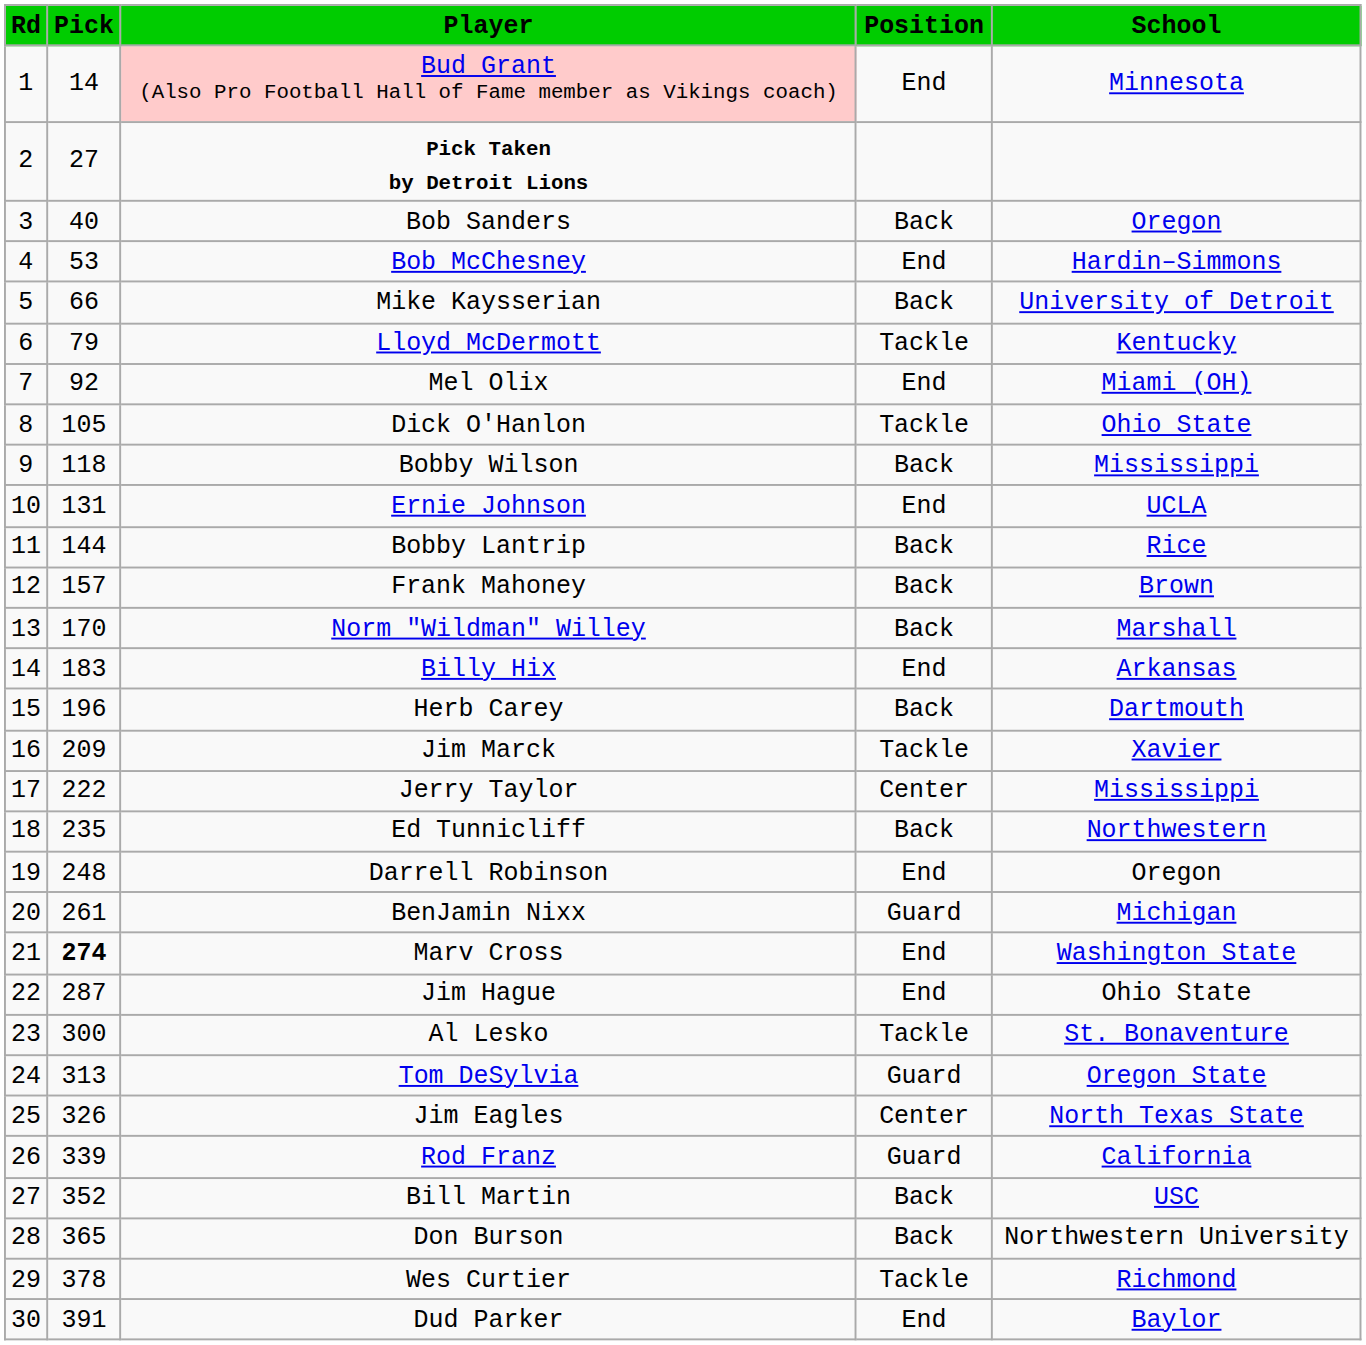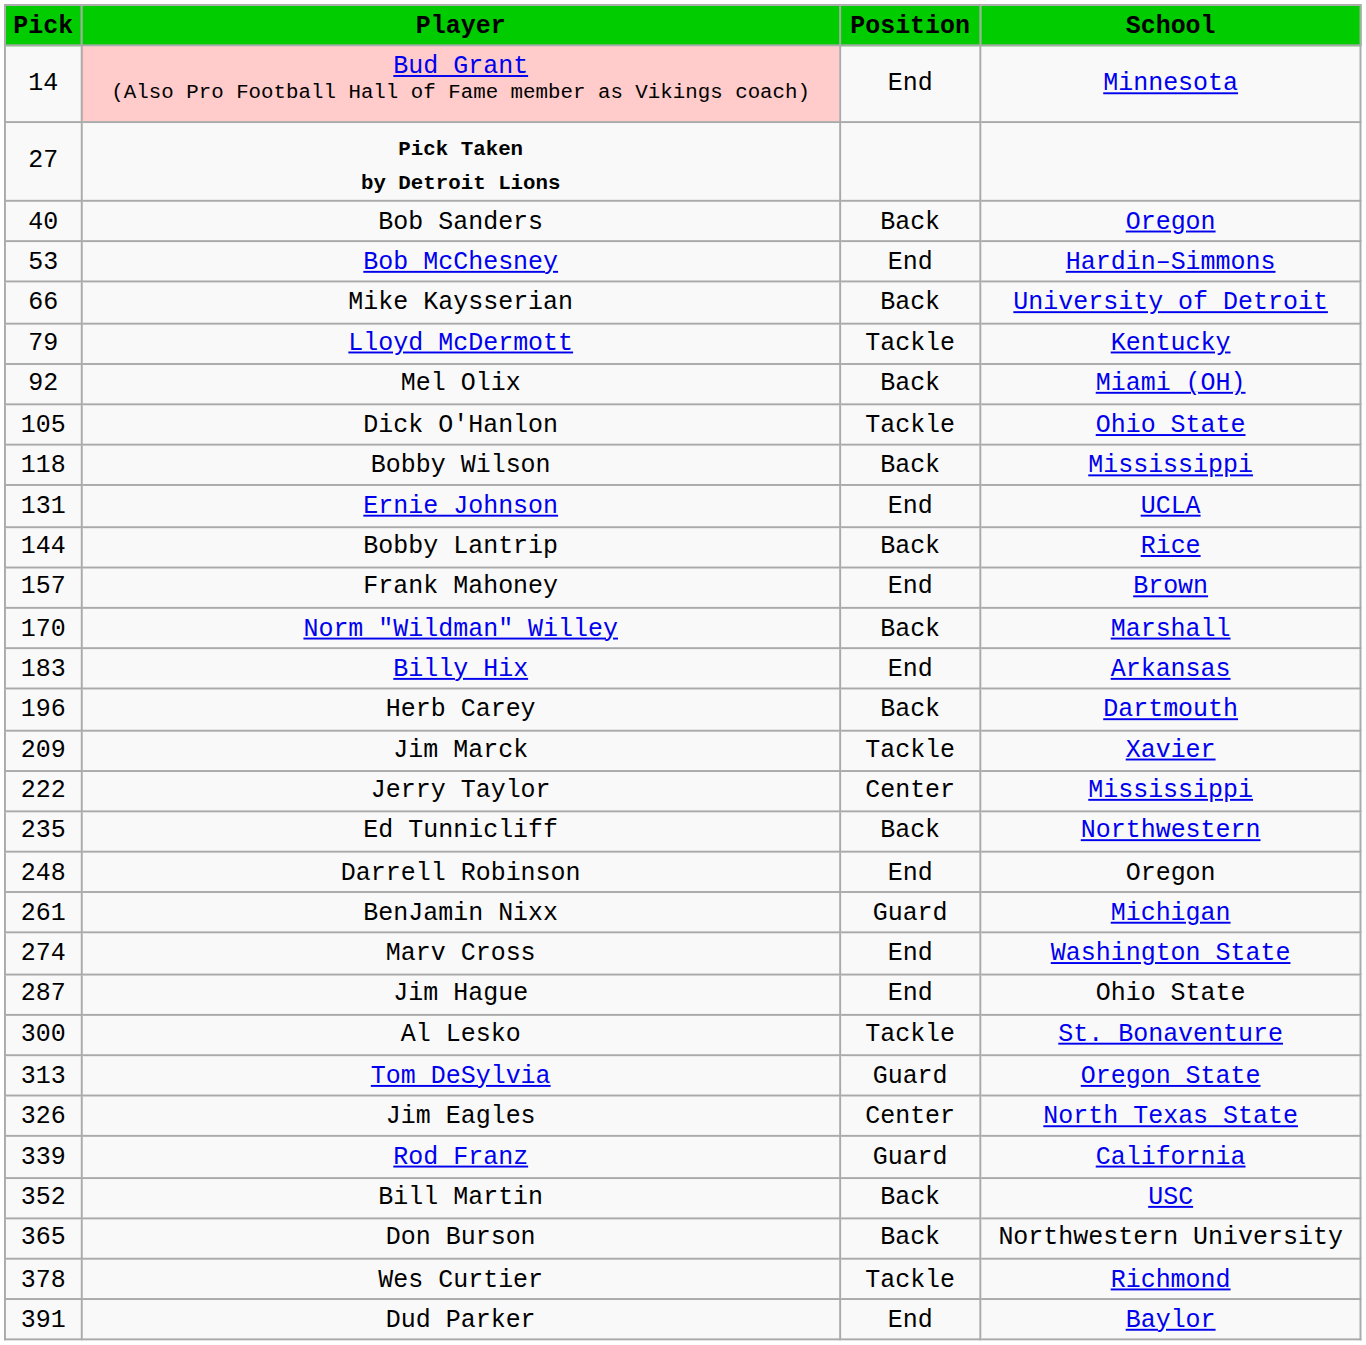- column: (26, 25)
(924, 384) End -> (910, 384) Back
(924, 587) Back -> (910, 587) End
(84, 954) bold -> (43, 954) normal
